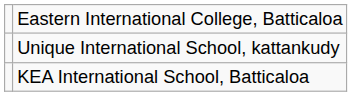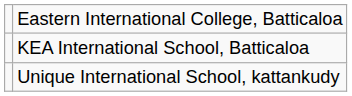rows swapped: (163, 76) <-> (178, 47)
